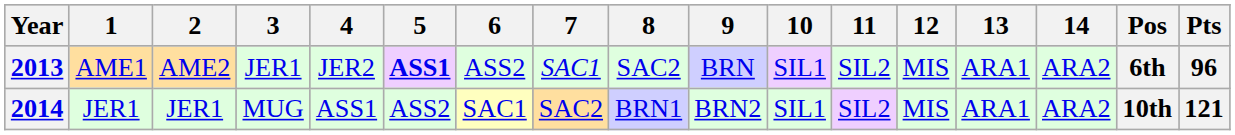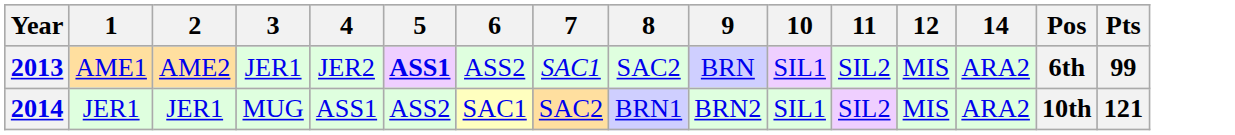- column: (996, 25)
(1204, 66) 96 -> (1123, 66) 99
